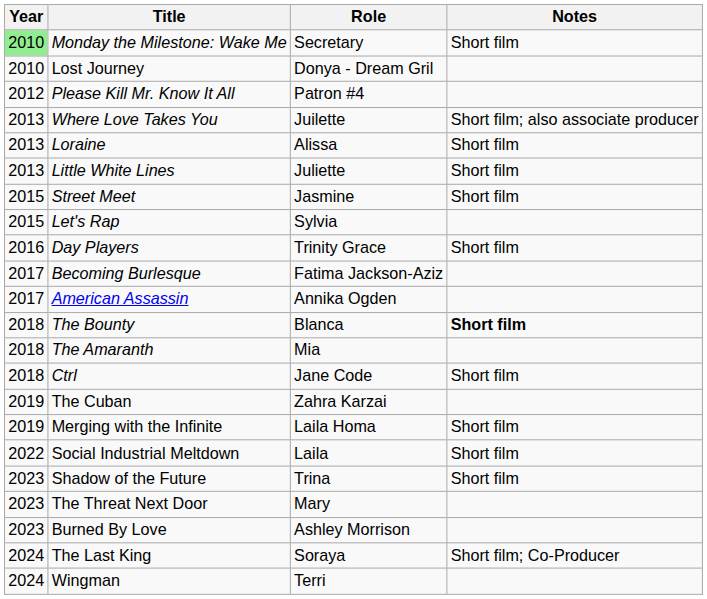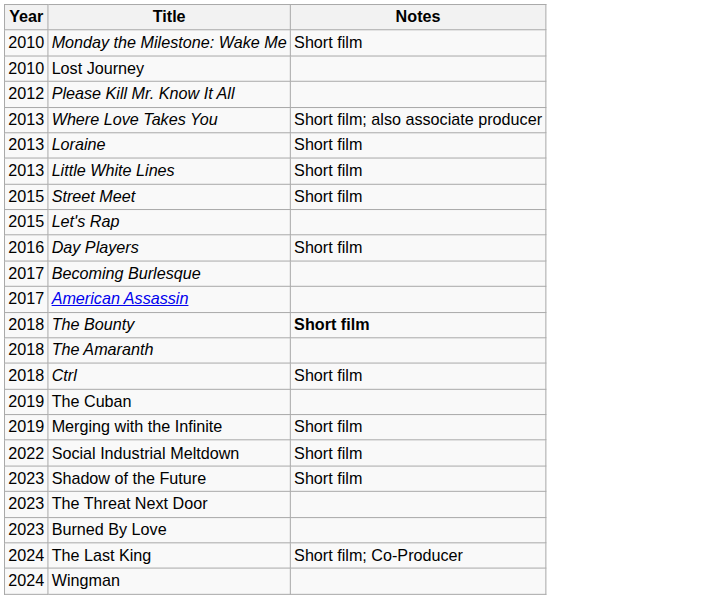- column: (369, 17)
(26, 42) lightgreen background -> (26, 42) no background
